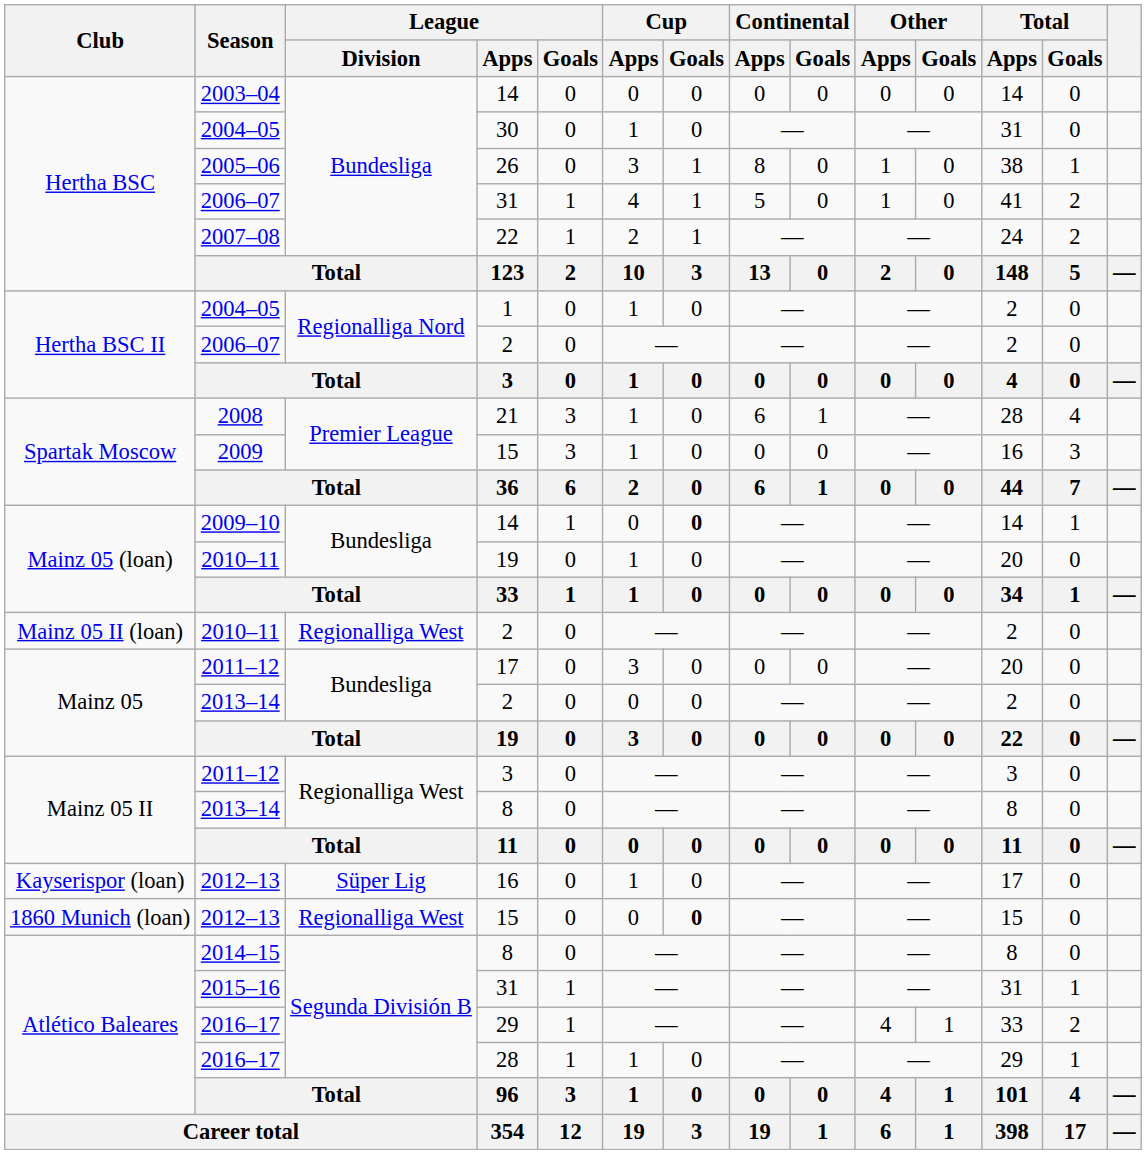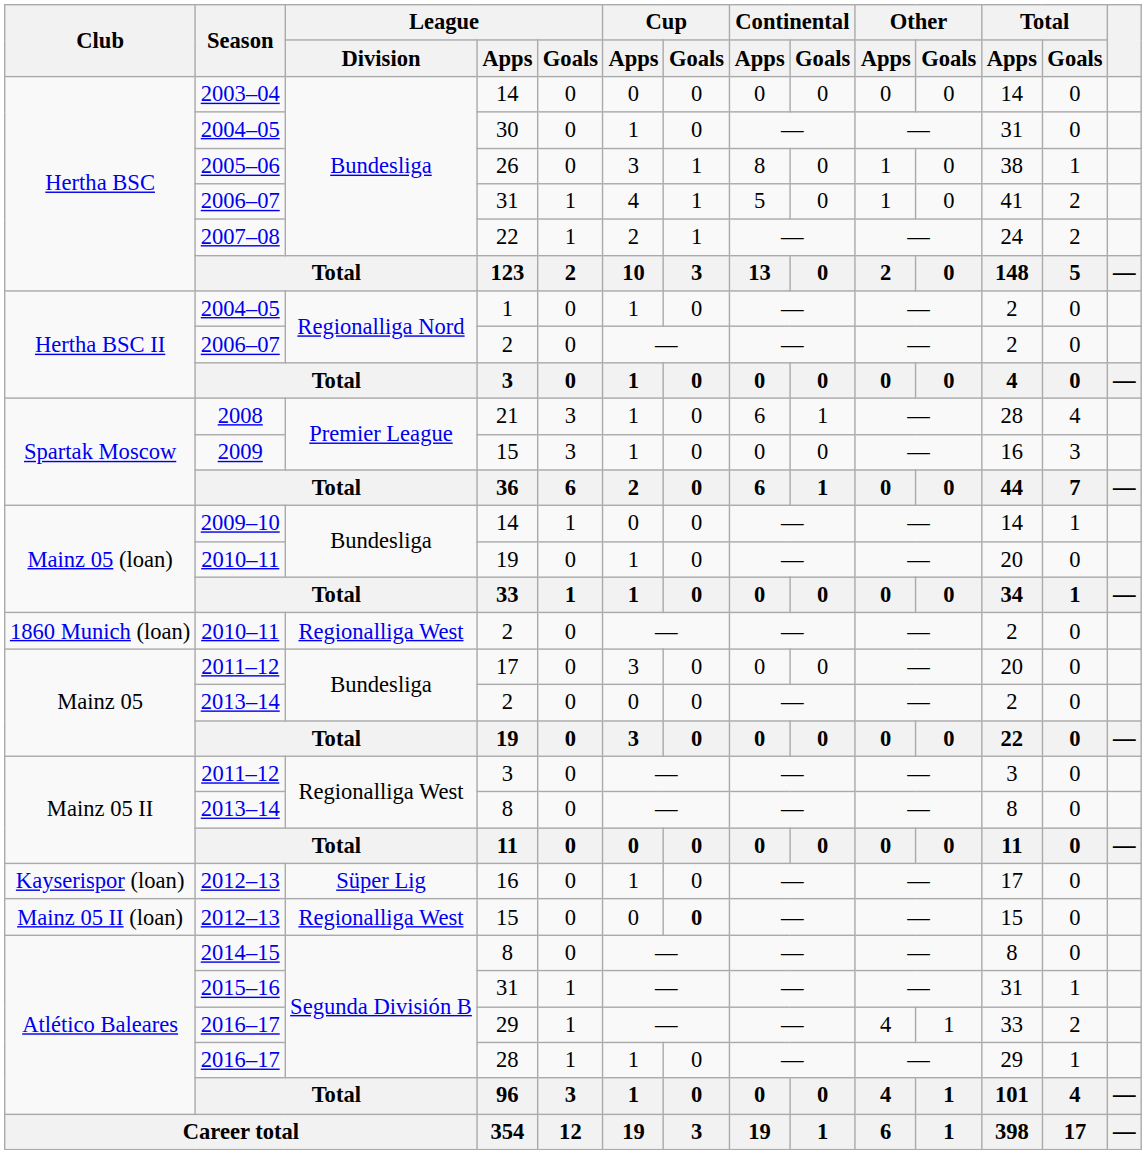(697, 523) bold -> (697, 523) normal
(100, 630) Mainz 05 II (loan) -> (100, 630) 1860 Munich (loan)
(100, 916) 1860 Munich (loan) -> (100, 916) Mainz 05 II (loan)
